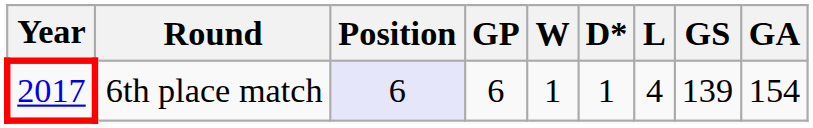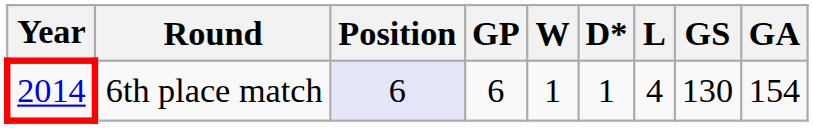(51, 90) 2017 -> (51, 90) 2014
(707, 90) 139 -> (707, 90) 130
